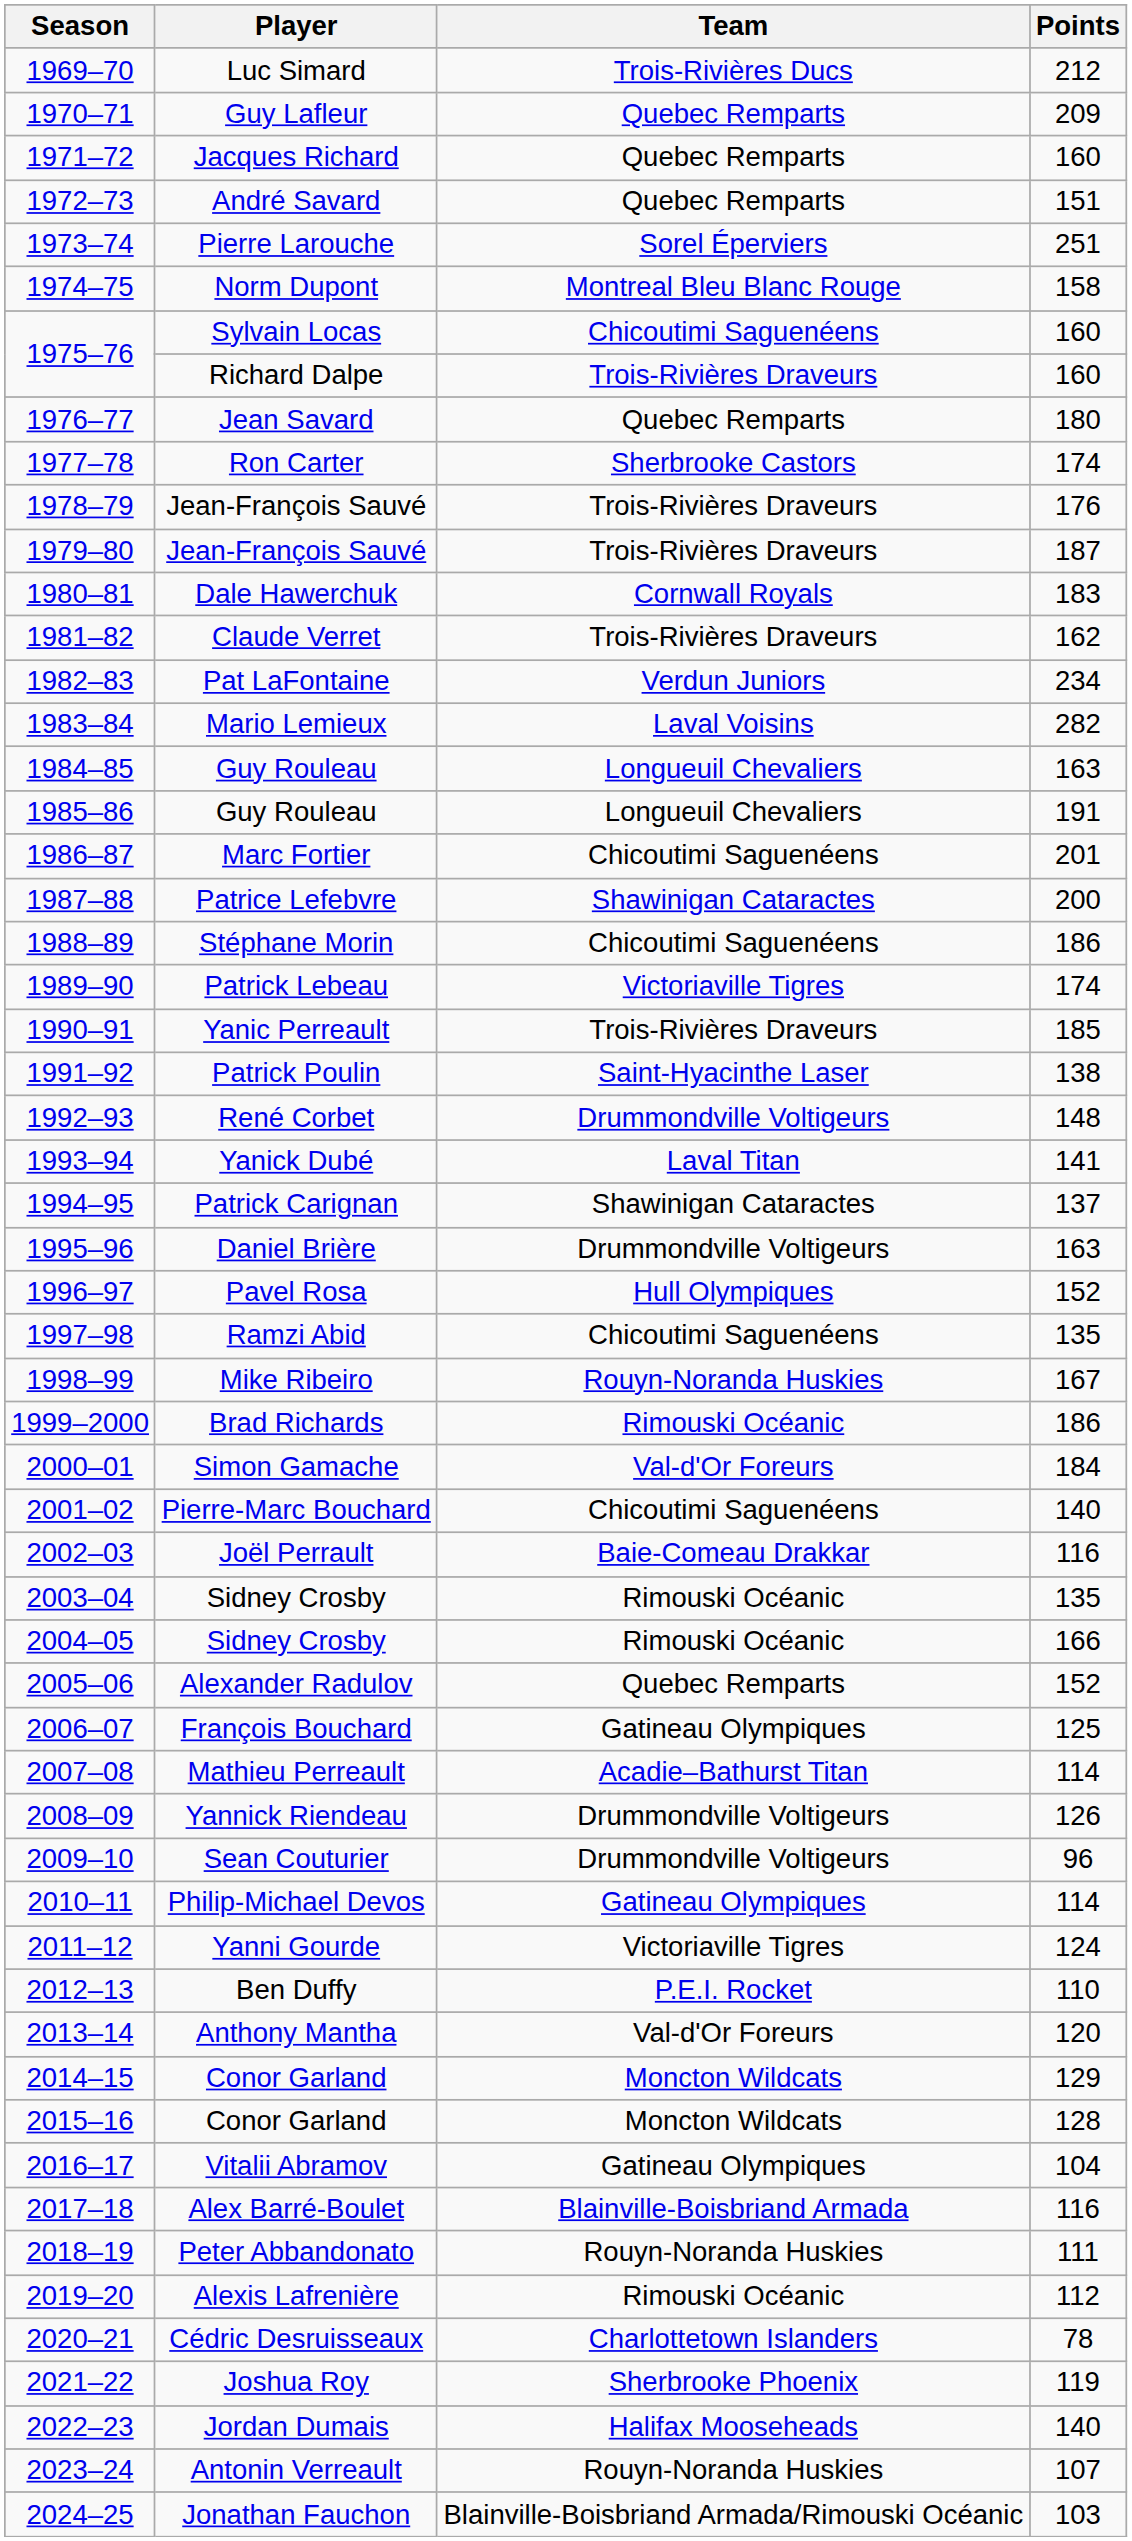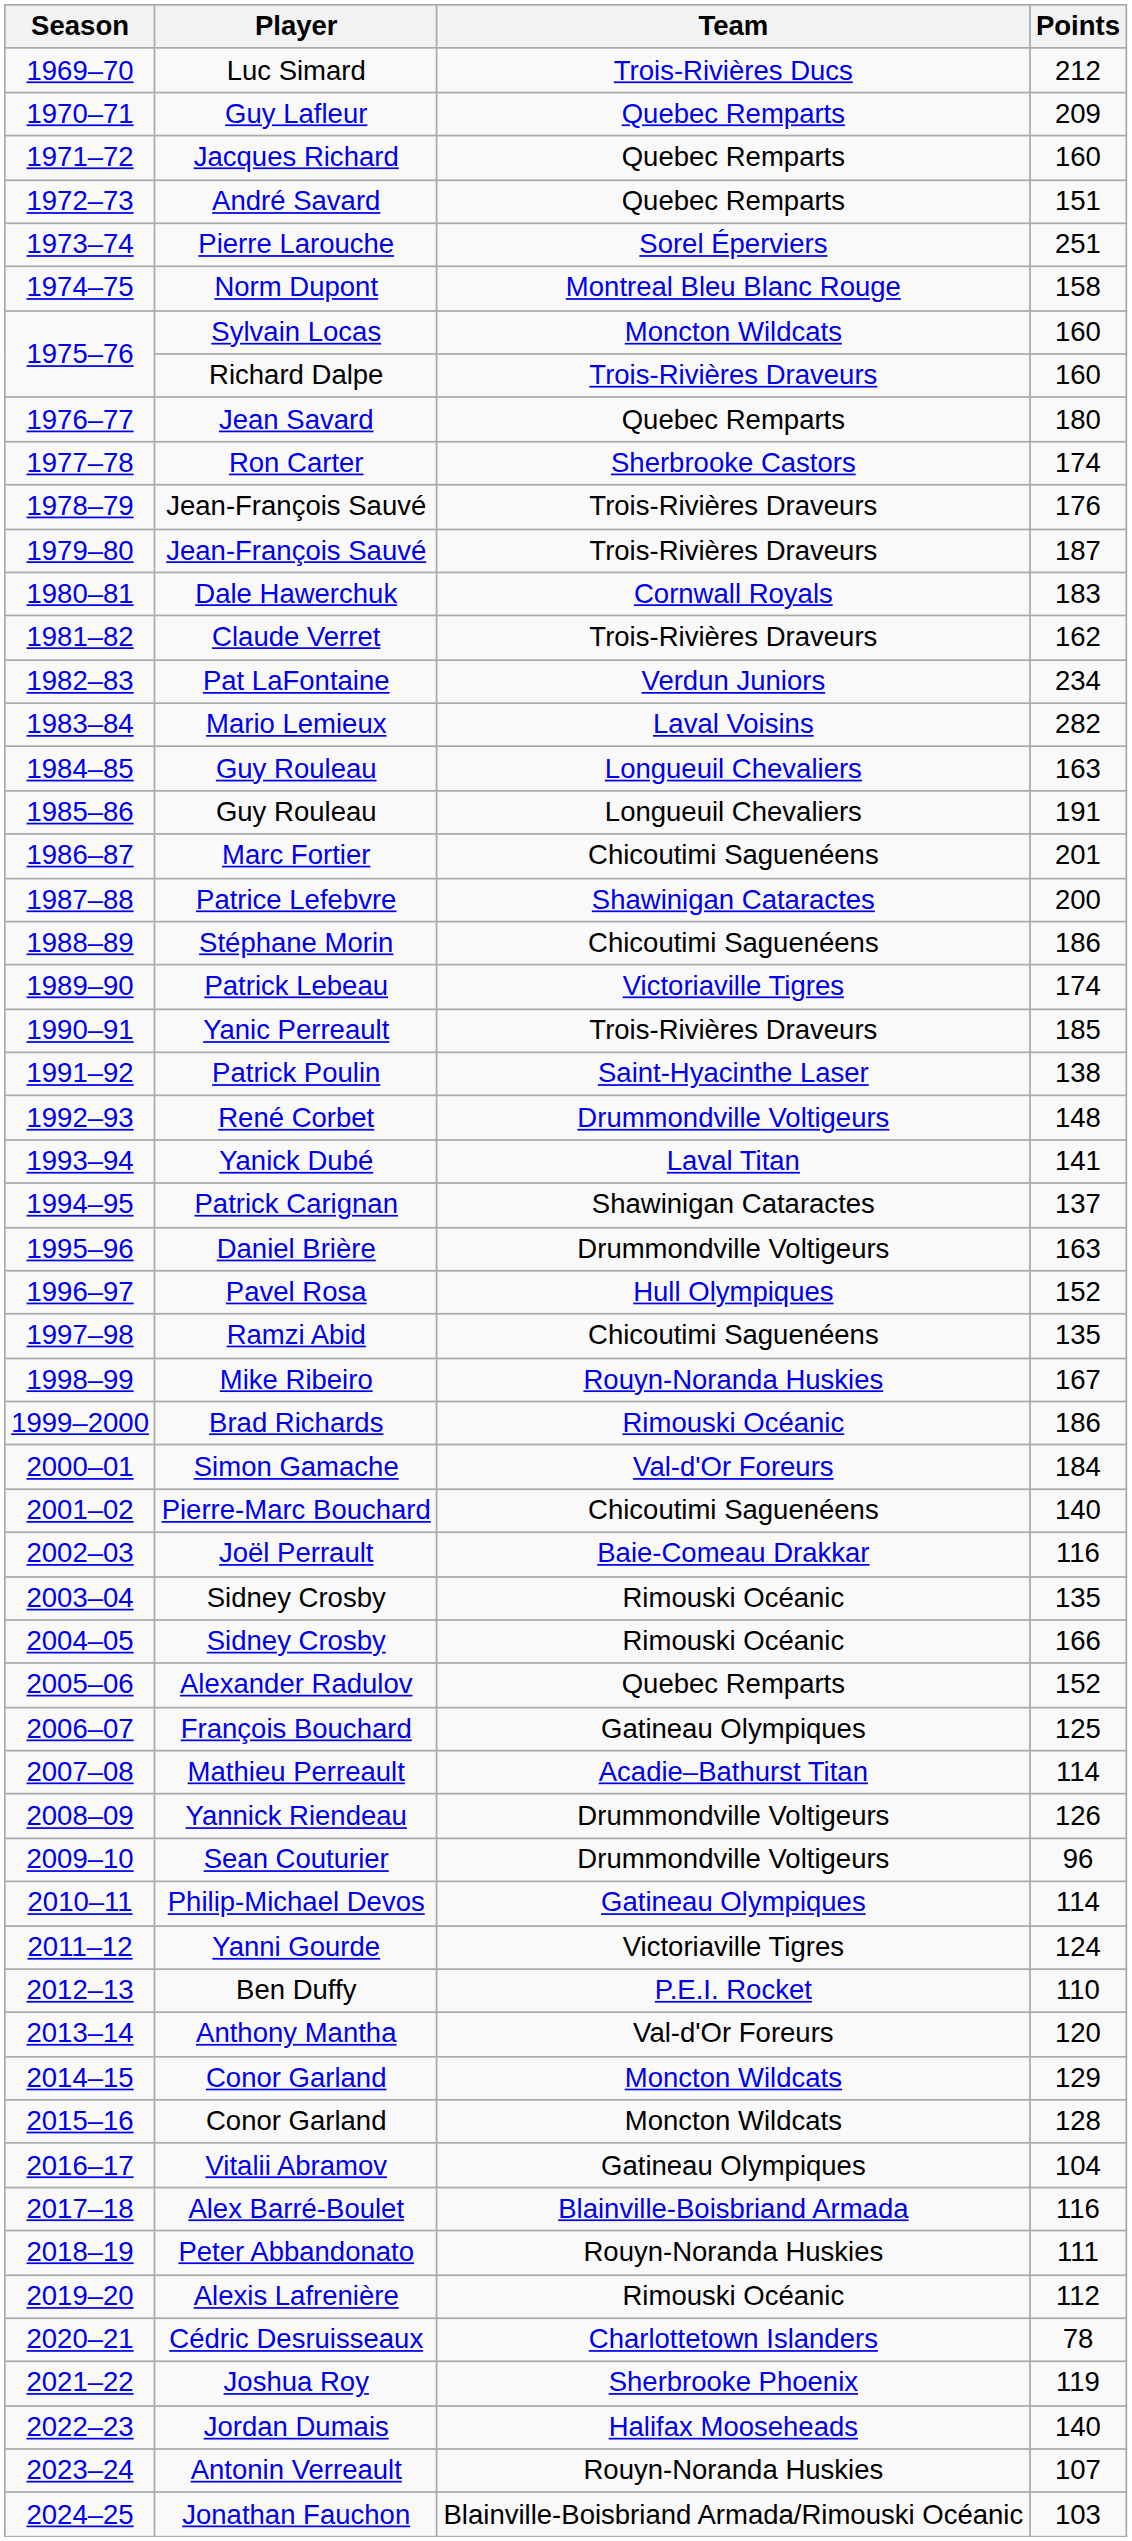(733, 331) Chicoutimi Saguenéens -> (733, 331) Moncton Wildcats
